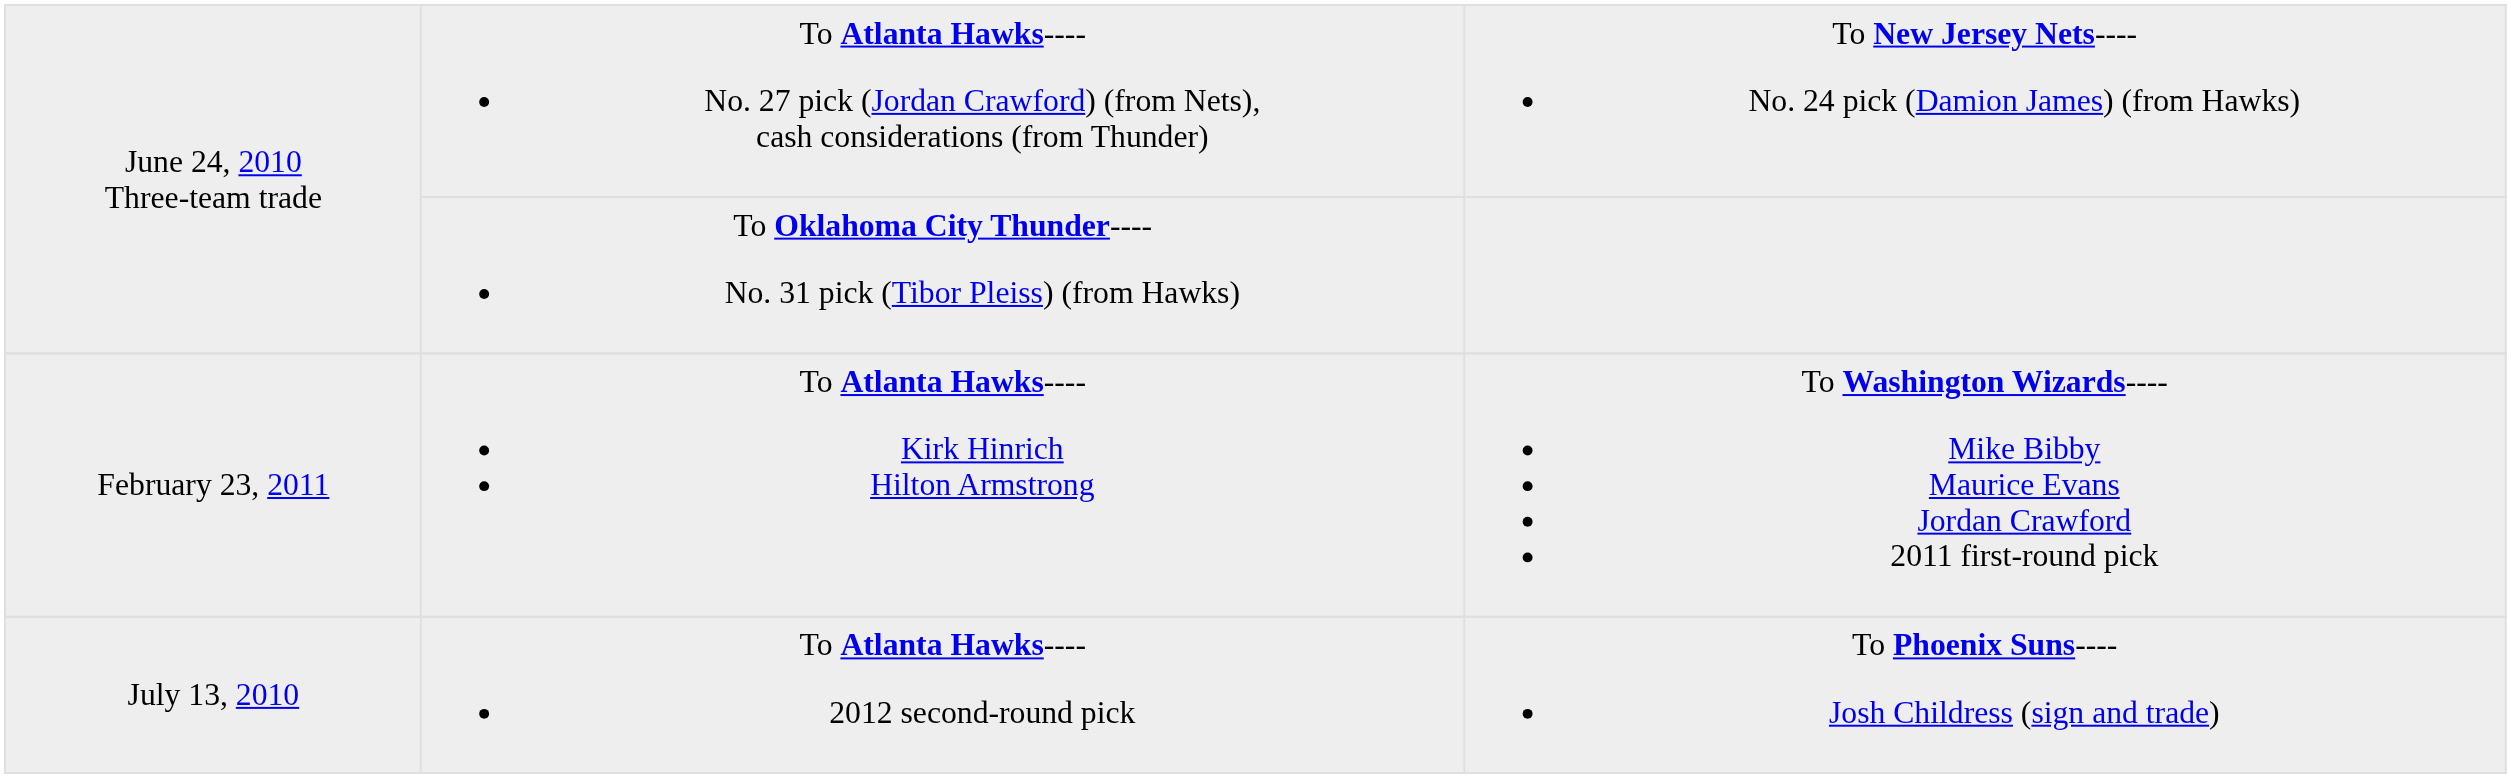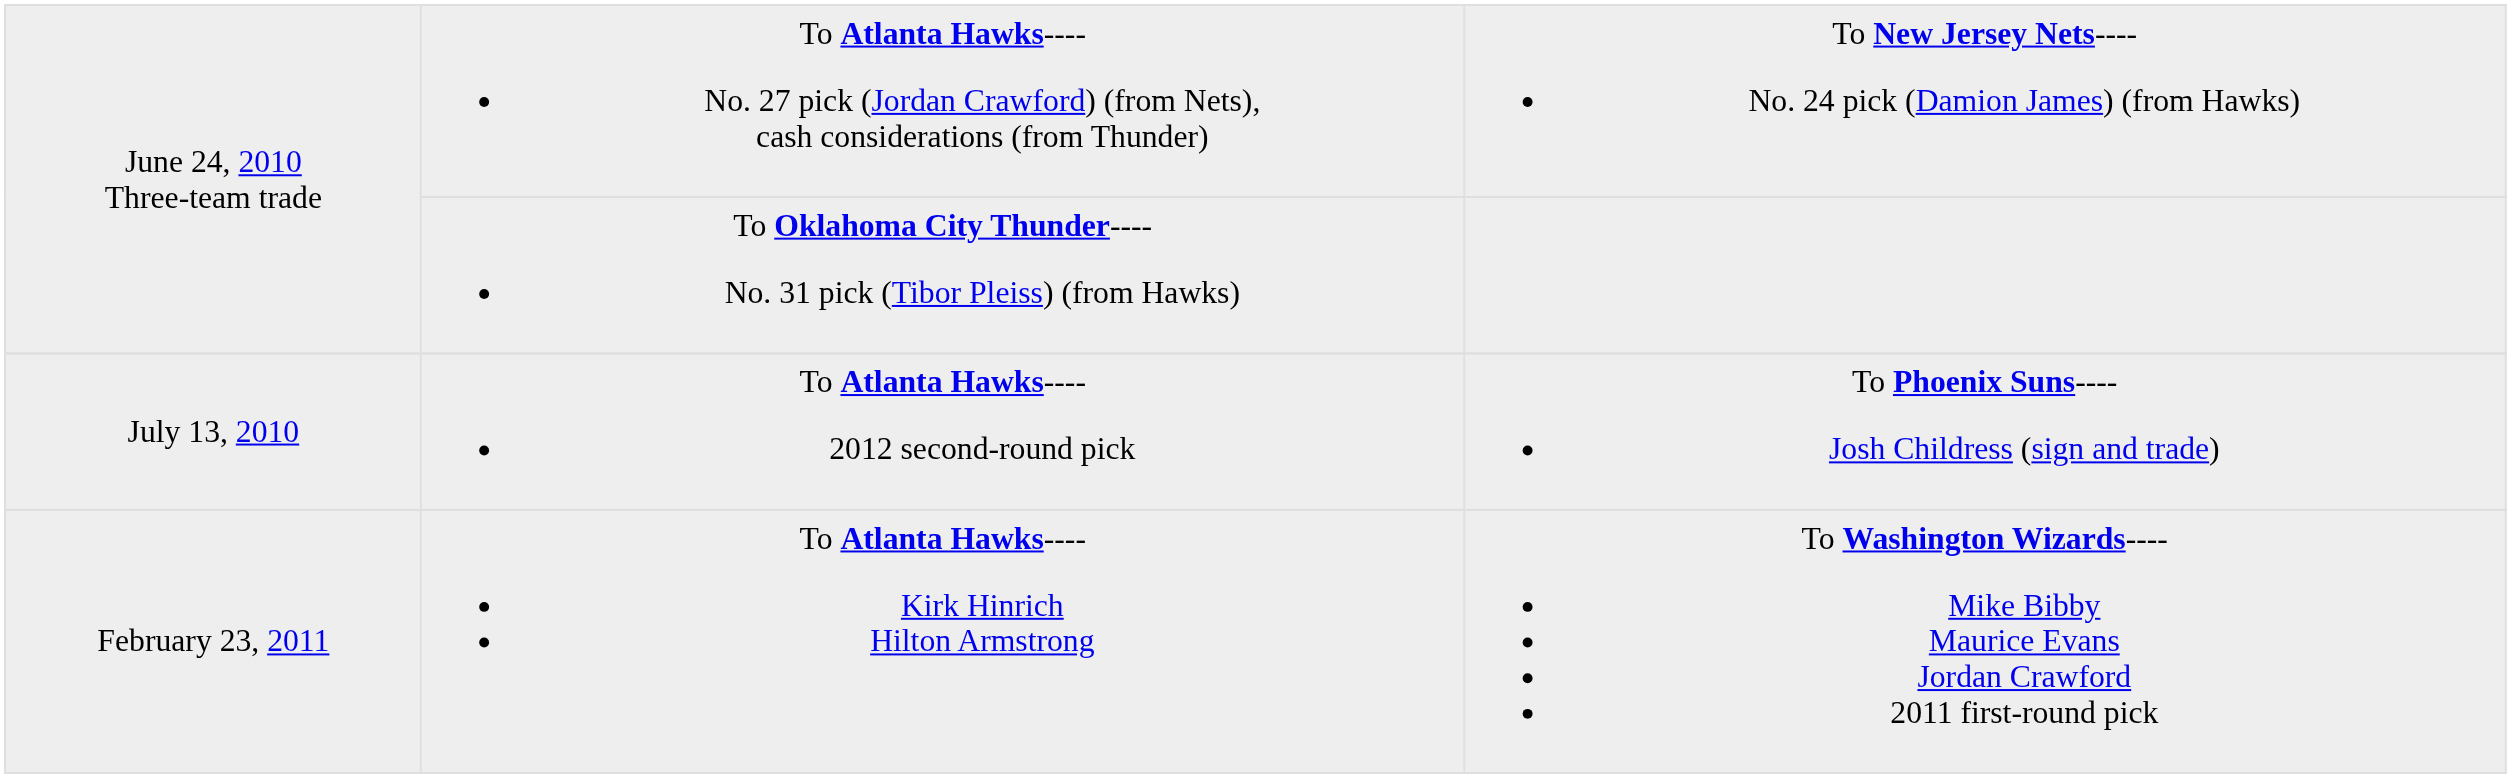rows swapped: (943, 679) <-> (943, 434)
